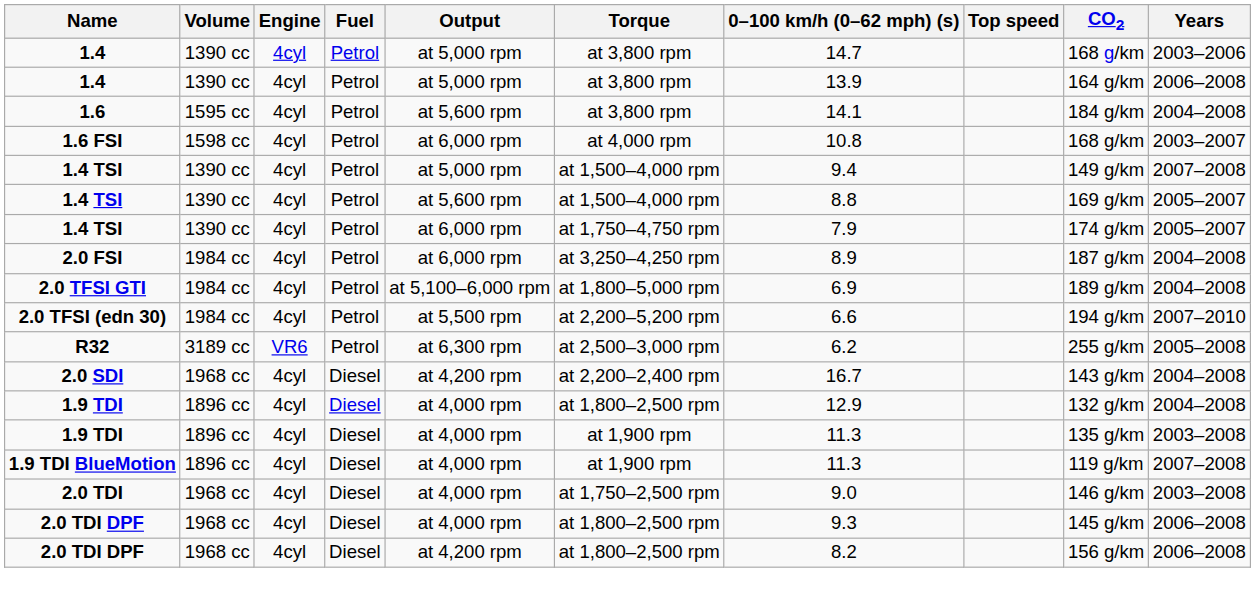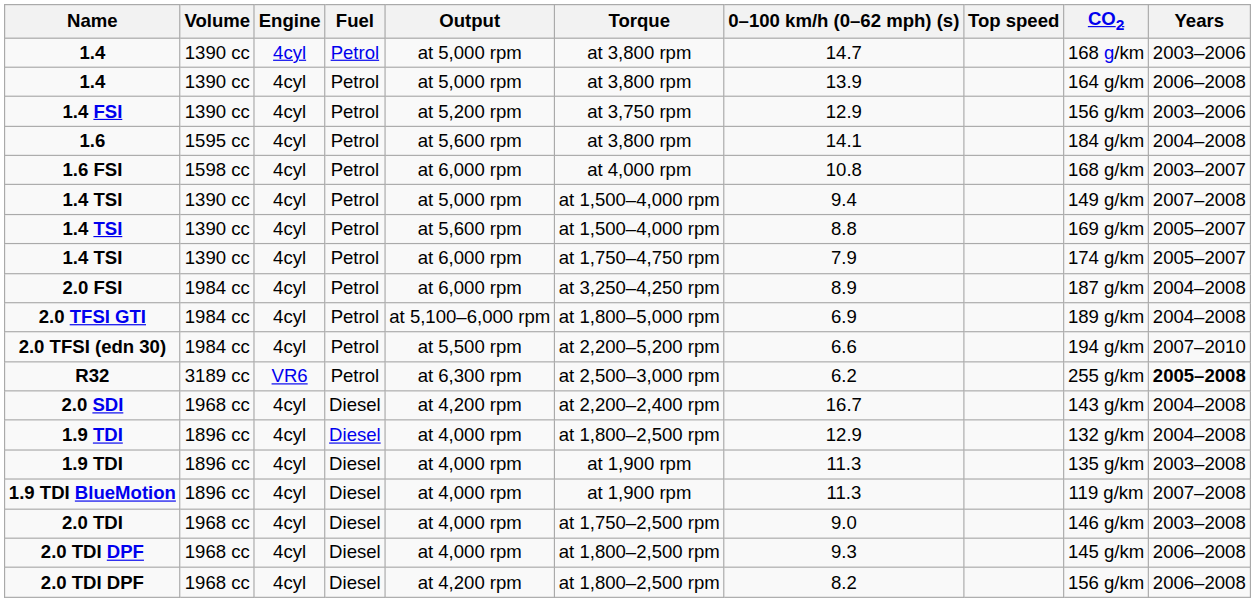+ row: (92, 111)
(1199, 346) normal -> (1199, 376) bold
